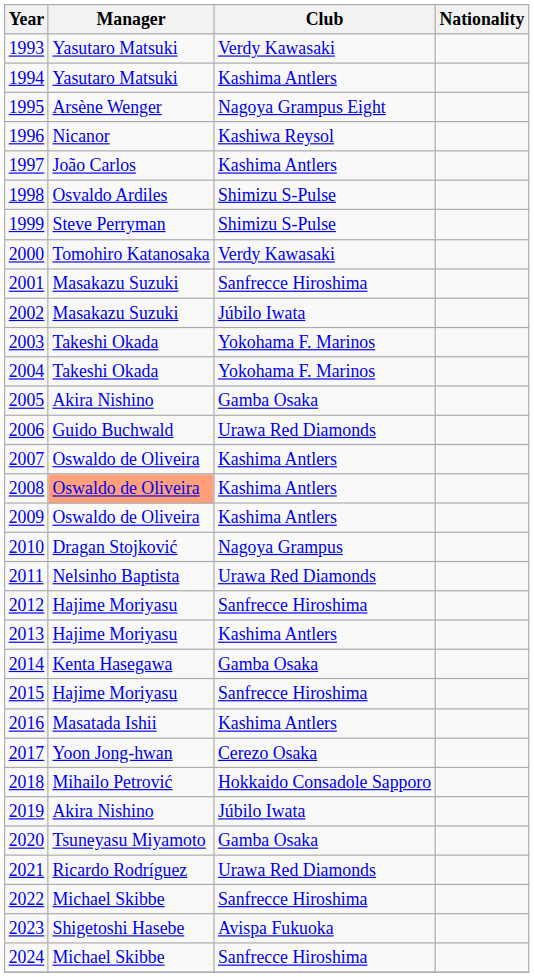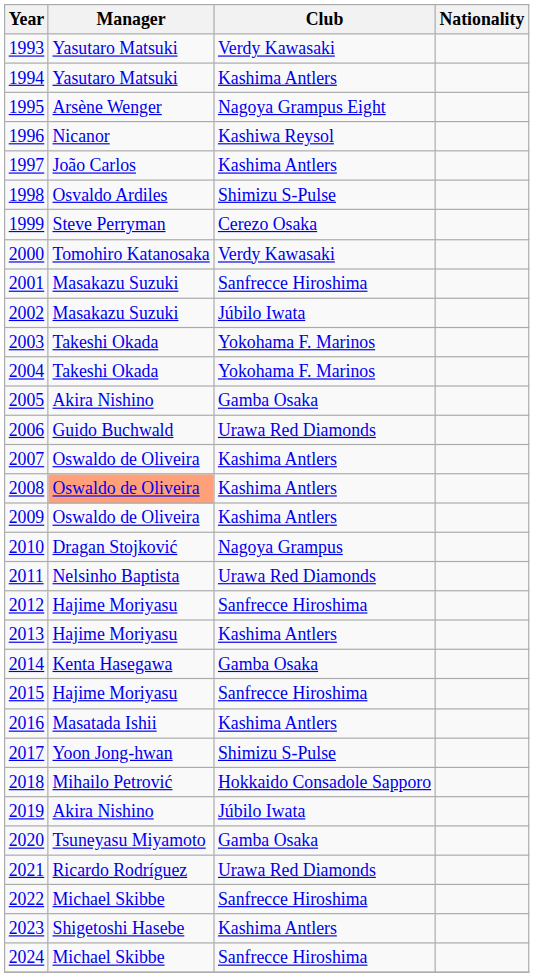(277, 224) Shimizu S-Pulse -> (268, 224) Cerezo Osaka
(268, 752) Cerezo Osaka -> (277, 752) Shimizu S-Pulse
(276, 928) Avispa Fukuoka -> (277, 928) Kashima Antlers
